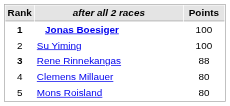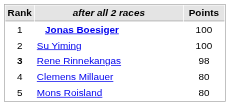(20, 30) bold -> (20, 30) normal
(204, 61) 88 -> (204, 61) 98
